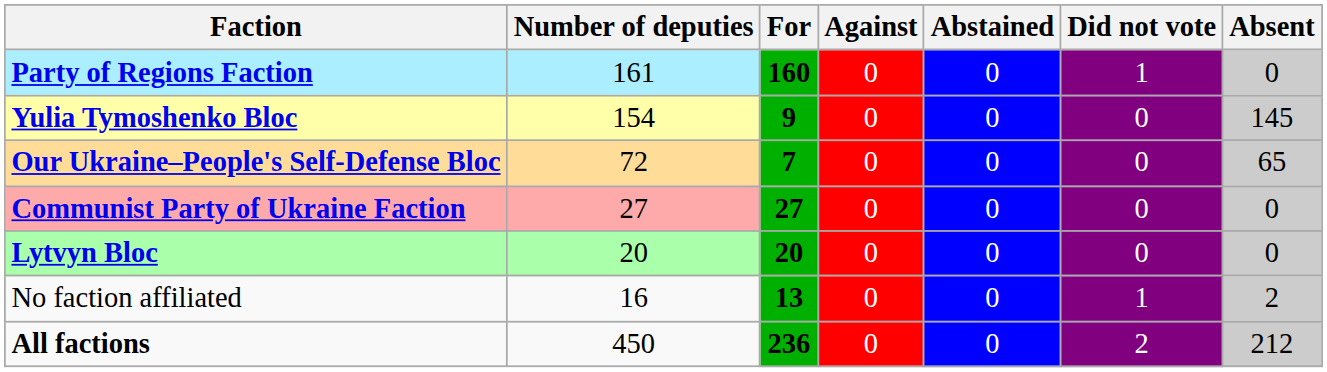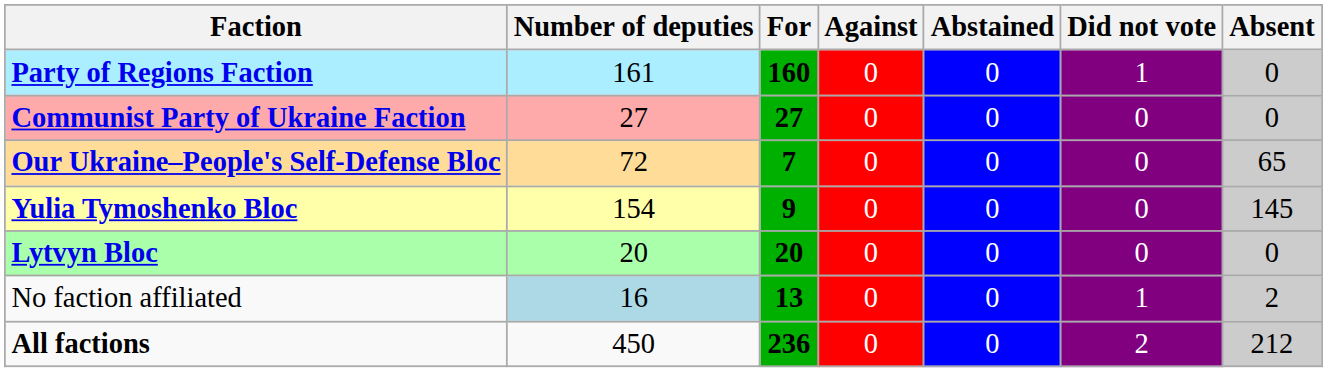rows swapped: (154, 117) <-> (238, 207)
(634, 298) no background -> (634, 298) lightblue background
